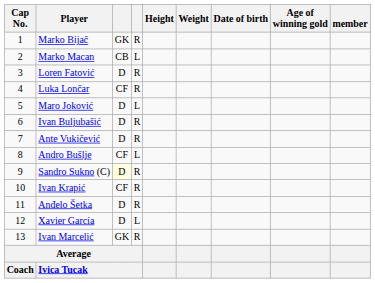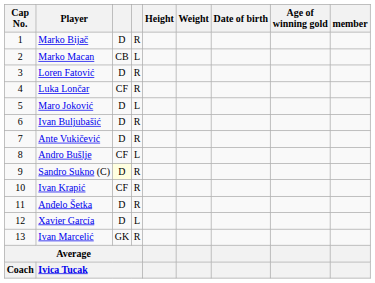(122, 40) GK -> (122, 40) D
